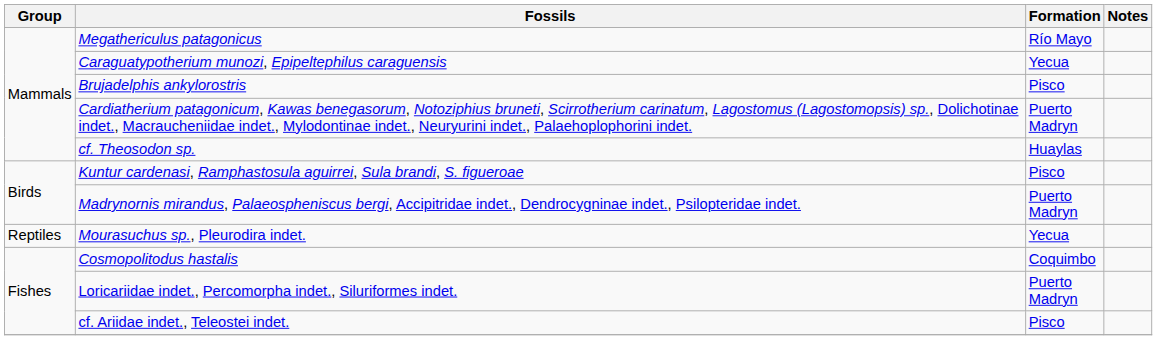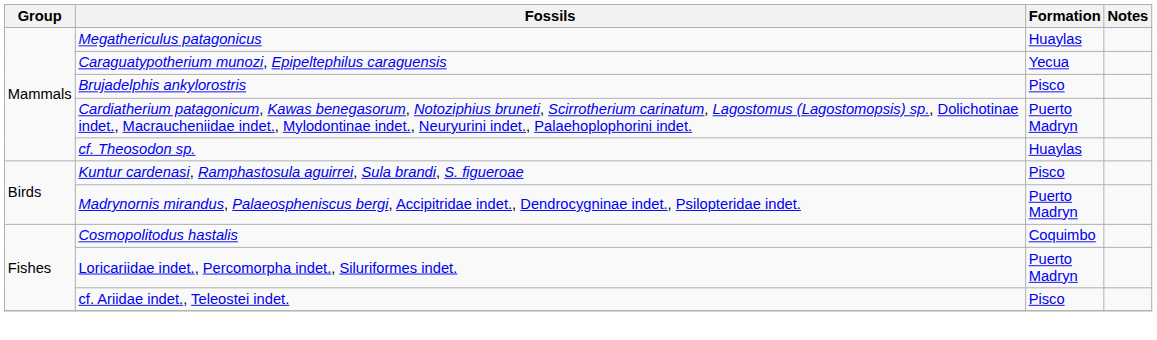(1060, 39) Río Mayo -> (1055, 39) Huaylas
- row: (192, 236)
